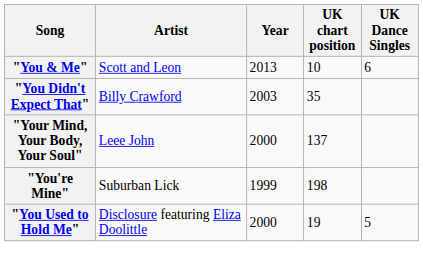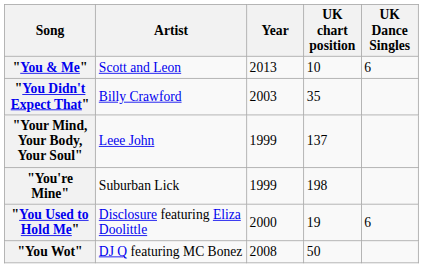(263, 141) 2000 -> (263, 141) 1999
(368, 222) 5 -> (368, 222) 6
+ row: (50, 251)
